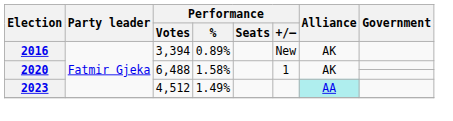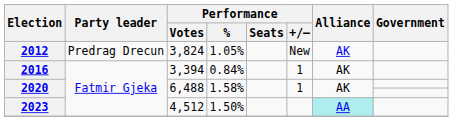+ row: (35, 51)
(213, 51) 0.89% -> (227, 70) 0.84%
(286, 51) New -> (300, 70) 1
(213, 88) 1.49% -> (227, 107) 1.50%
